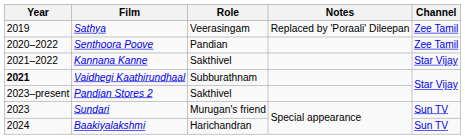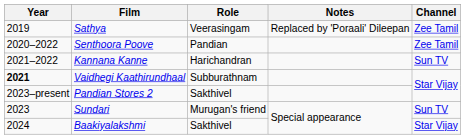(211, 61) Sakthivel -> (221, 61) Harichandran
(436, 61) Star Vijay -> (431, 61) Sun TV
(221, 126) Harichandran -> (211, 126) Sakthivel
(431, 126) Sun TV -> (436, 126) Star Vijay
